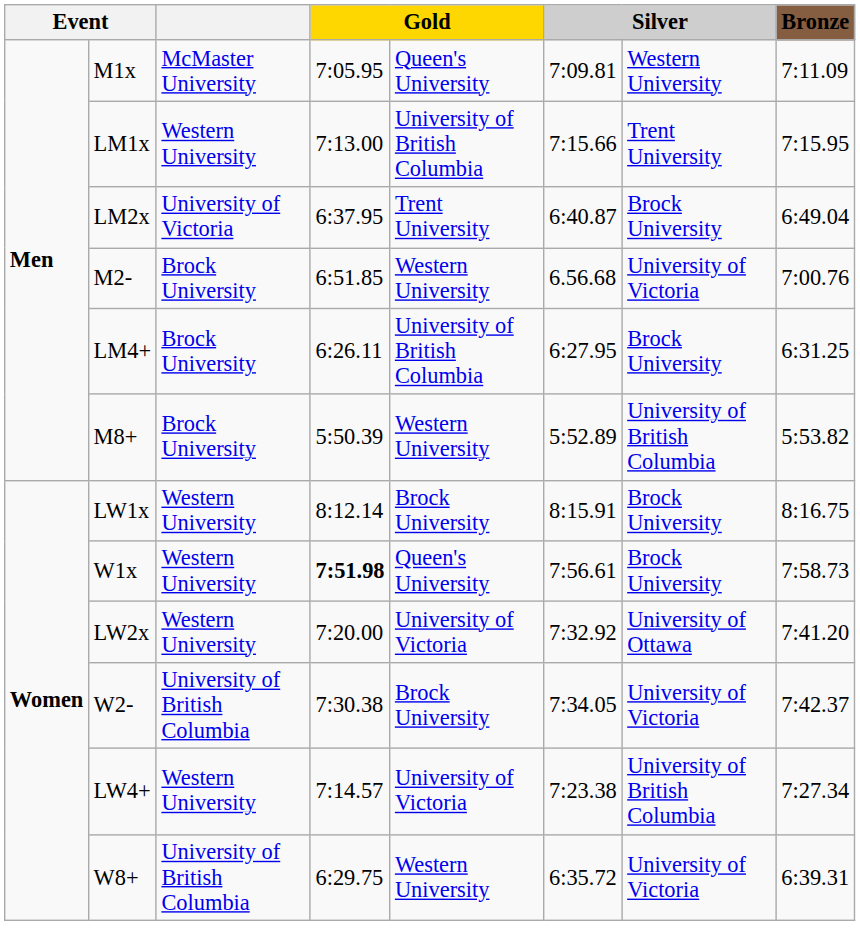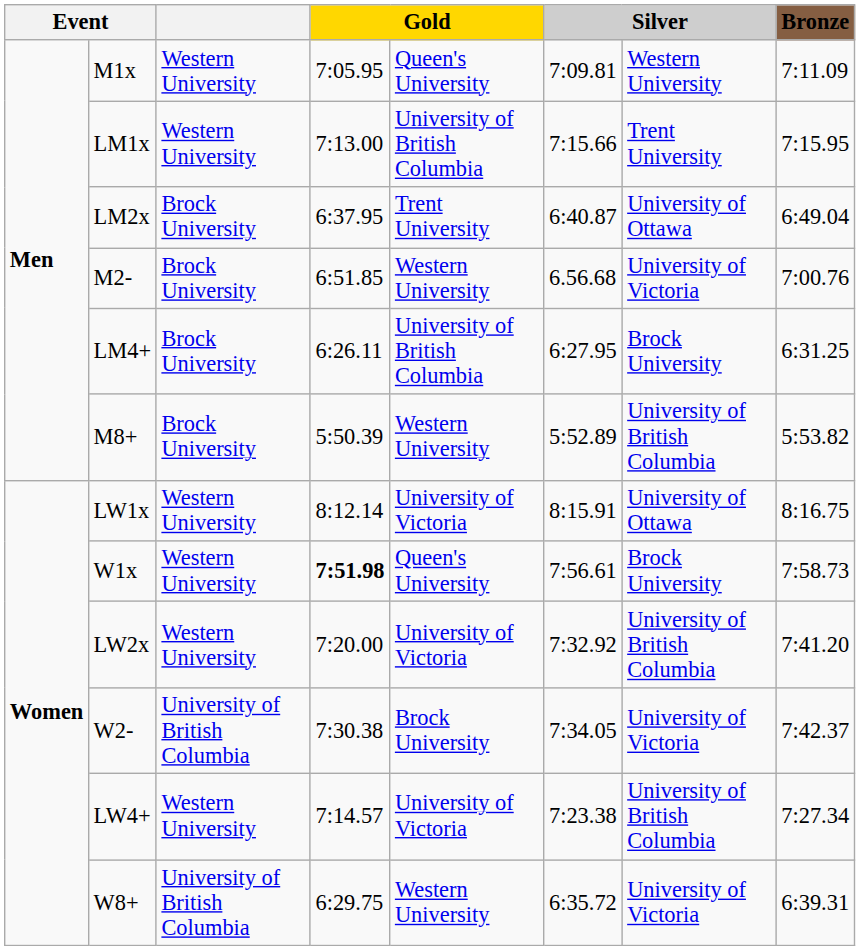(209, 70) McMaster University -> (209, 70) Western University
(221, 217) University of Victoria -> (209, 217) Brock University
(674, 217) Brock University -> (687, 217) University of Ottawa
(442, 510) Brock University -> (454, 510) University of Victoria
(674, 510) Brock University -> (687, 510) University of Ottawa
(687, 631) University of Ottawa -> (687, 644) University of British Columbia
